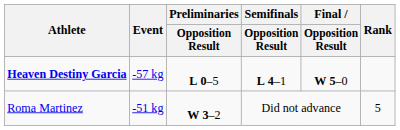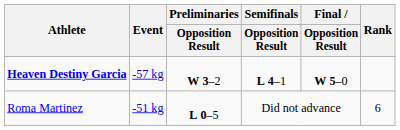(204, 81) L 0–5 -> (204, 81) W 3–2
(204, 115) W 3–2 -> (204, 115) L 0–5
(378, 108) 5 -> (378, 108) 6
